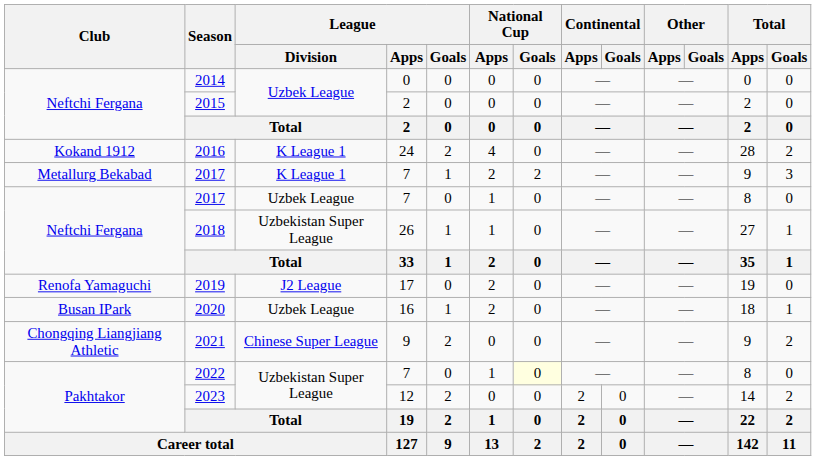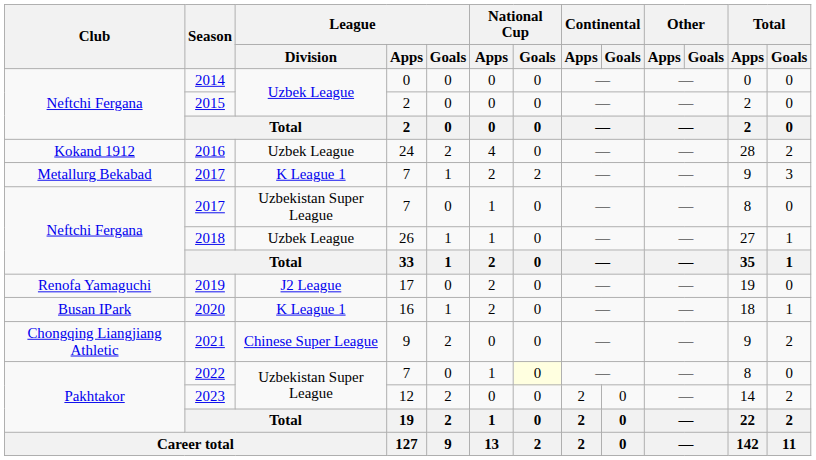(311, 151) K League 1 -> (311, 151) Uzbek League
(311, 198) Uzbek League -> (311, 206) Uzbekistan Super League
(311, 230) Uzbekistan Super League -> (311, 238) Uzbek League
(311, 309) Uzbek League -> (311, 309) K League 1
